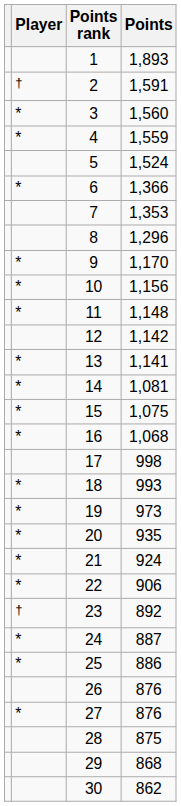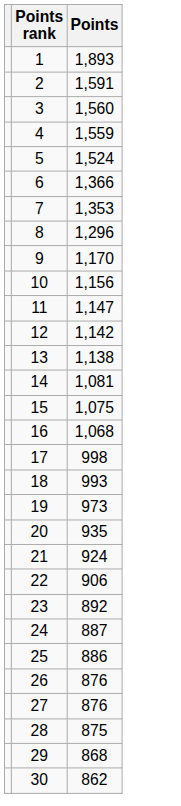- column: (39, 25)
(149, 312) 1,148 -> (94, 308) 1,147
(149, 362) 1,141 -> (94, 357) 1,138
